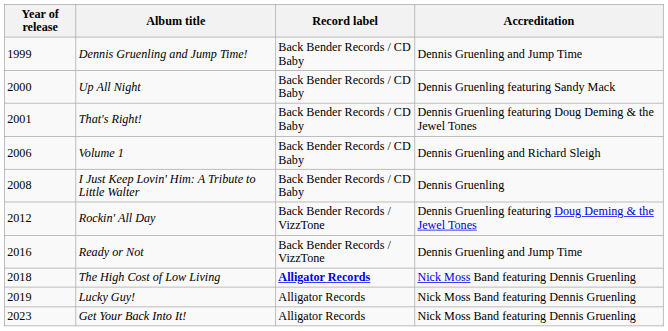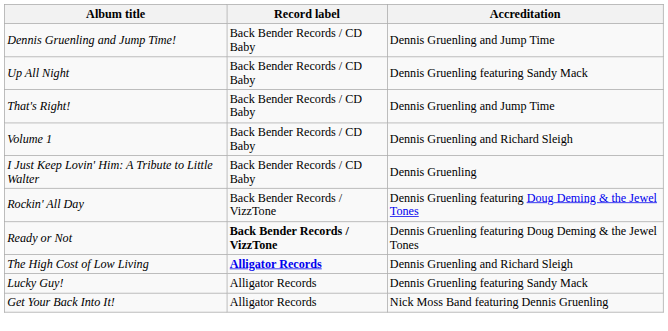- column: (40, 20)
(536, 119) Dennis Gruenling featuring Doug Deming & the Jewel Tones -> (472, 106) Dennis Gruenling and Jump Time
(335, 251) normal -> (289, 238) bold
(500, 251) Dennis Gruenling and Jump Time -> (523, 238) Dennis Gruenling featuring Doug Deming & the Jewel Tones
(527, 277) Nick Moss Band featuring Dennis Gruenling -> (481, 264) Dennis Gruenling and Richard Sleigh
(527, 297) Nick Moss Band featuring Dennis Gruenling -> (489, 283) Dennis Gruenling featuring Sandy Mack
